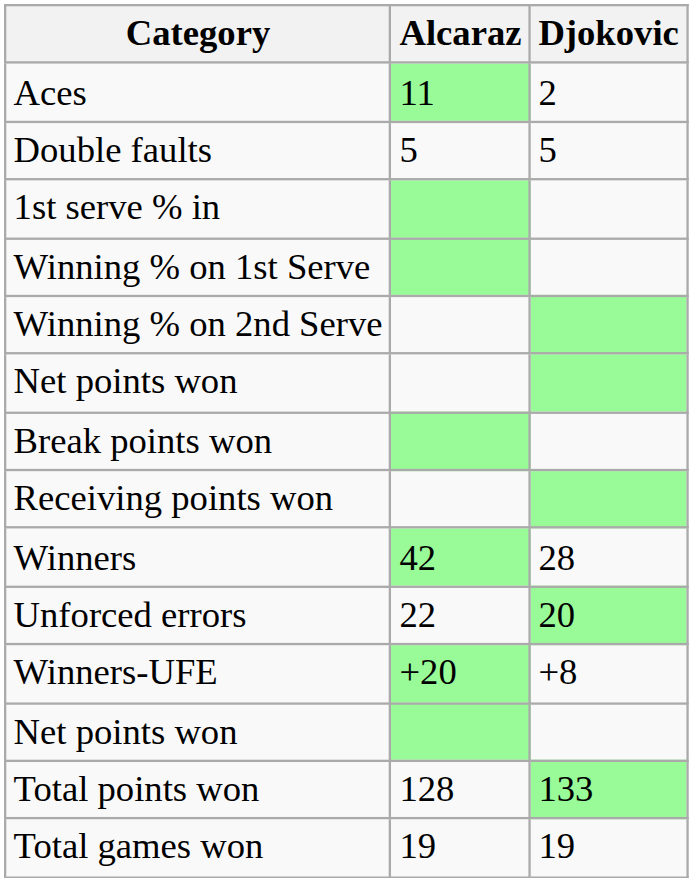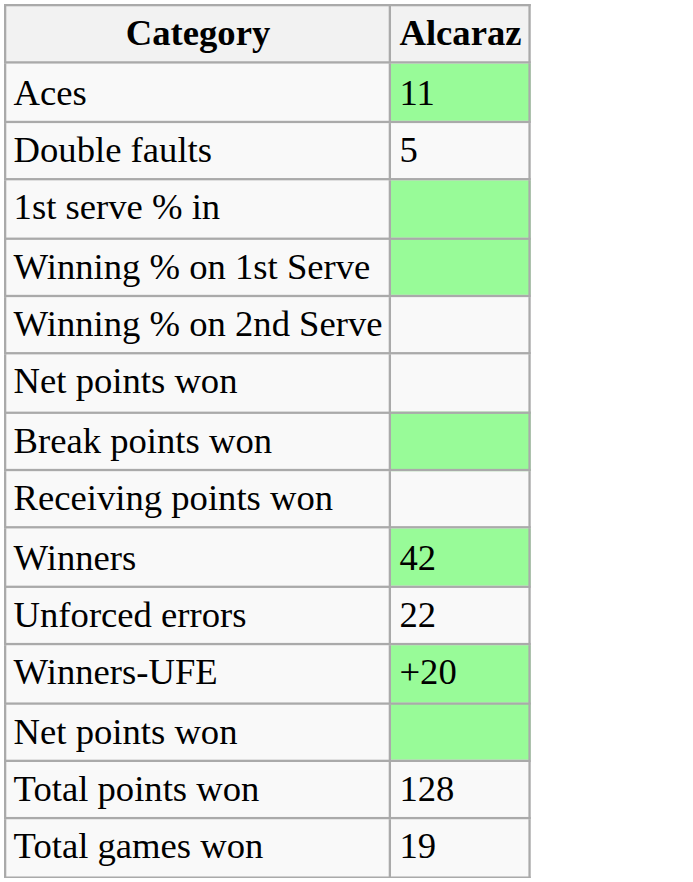- column: (609, 33)
